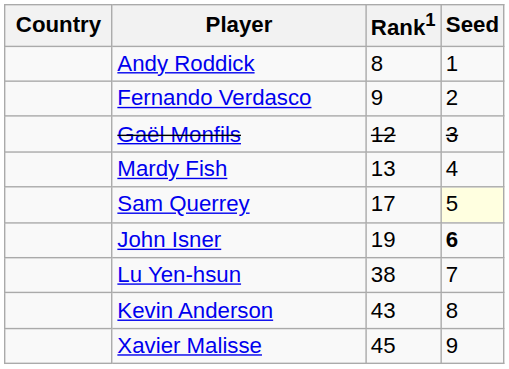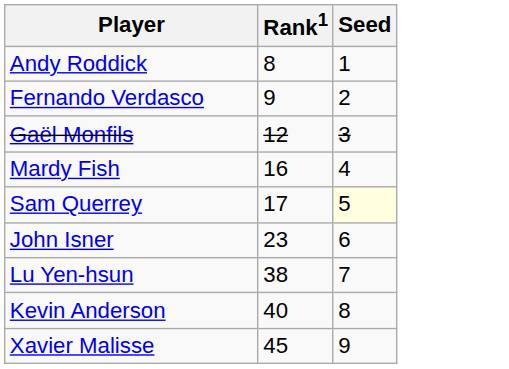- column: (58, 25)
(383, 169) 13 -> (276, 169) 16
(383, 239) 19 -> (276, 239) 23
(452, 239) bold -> (344, 239) normal
(383, 310) 43 -> (276, 310) 40
